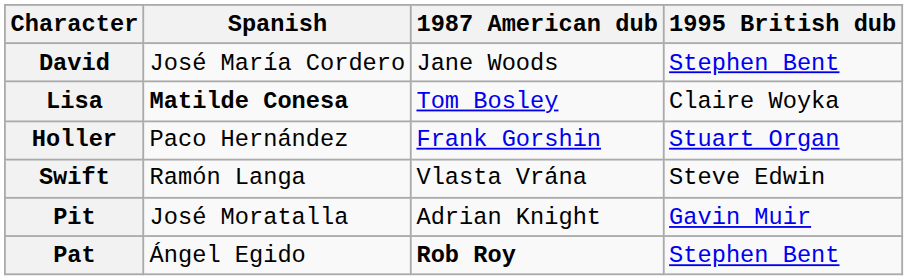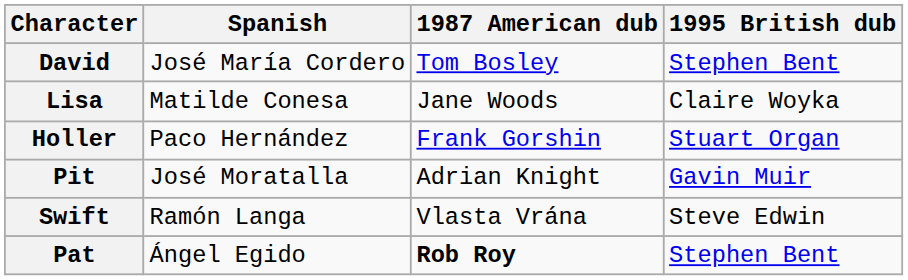(487, 63) Jane Woods -> (487, 63) Tom Bosley
(249, 101) bold -> (249, 101) normal
(487, 101) Tom Bosley -> (487, 101) Jane Woods
rows swapped: (74, 178) <-> (74, 217)
